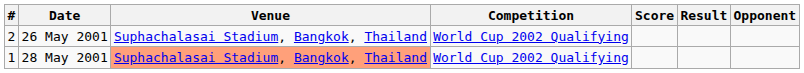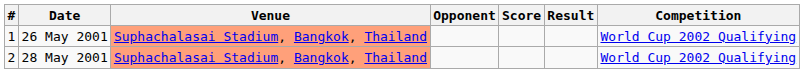columns swapped: (765, 15) <-> (531, 15)
(12, 36) 2 -> (12, 36) 1
(270, 36) no background -> (270, 36) lightsalmon background
(12, 57) 1 -> (12, 57) 2
